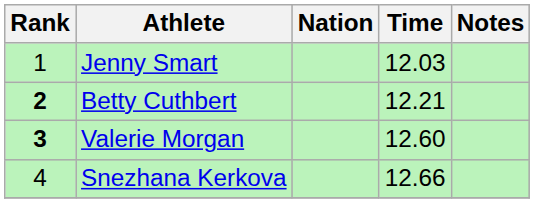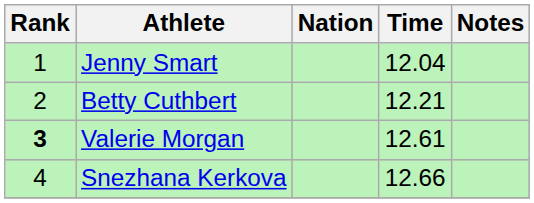(415, 62) 12.03 -> (415, 62) 12.04
(40, 100) bold -> (40, 100) normal
(415, 139) 12.60 -> (415, 139) 12.61
